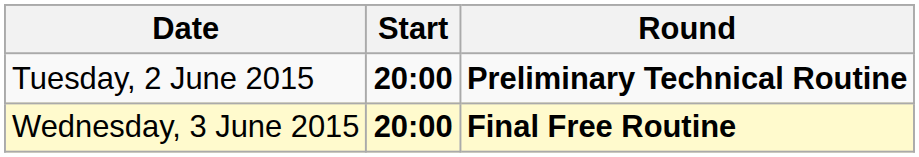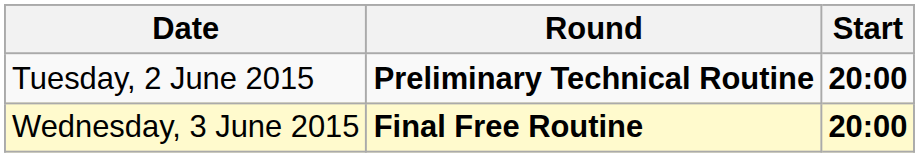columns swapped: (413, 28) <-> (687, 28)
